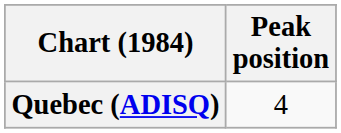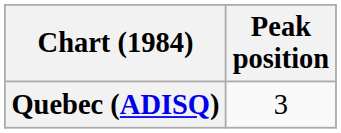(281, 104) 4 -> (281, 104) 3
